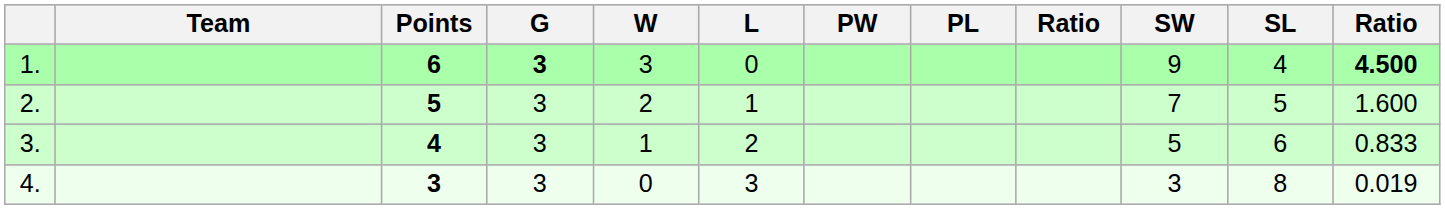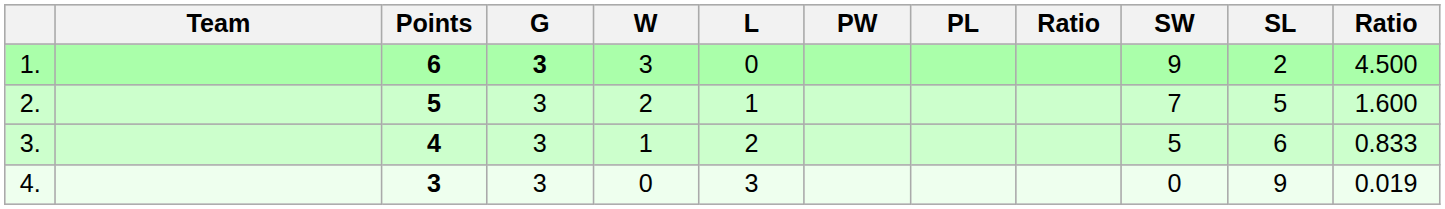(1280, 64) 4 -> (1280, 64) 2
(1386, 64) bold -> (1386, 64) normal
(1175, 183) 3 -> (1175, 183) 0
(1280, 183) 8 -> (1280, 183) 9
